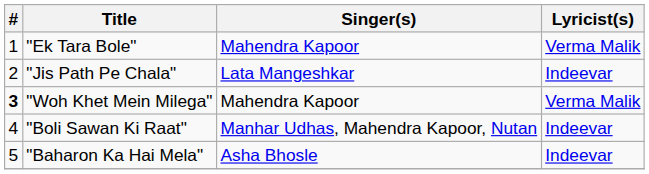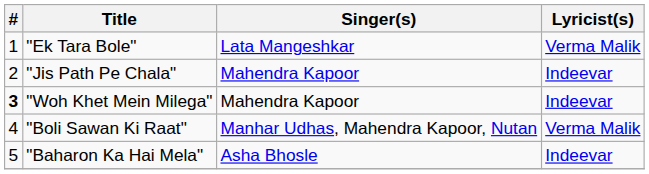(290, 46) Mahendra Kapoor -> (287, 46) Lata Mangeshkar
(287, 73) Lata Mangeshkar -> (290, 73) Mahendra Kapoor
(593, 101) Verma Malik -> (579, 101) Indeevar
(579, 128) Indeevar -> (593, 128) Verma Malik
